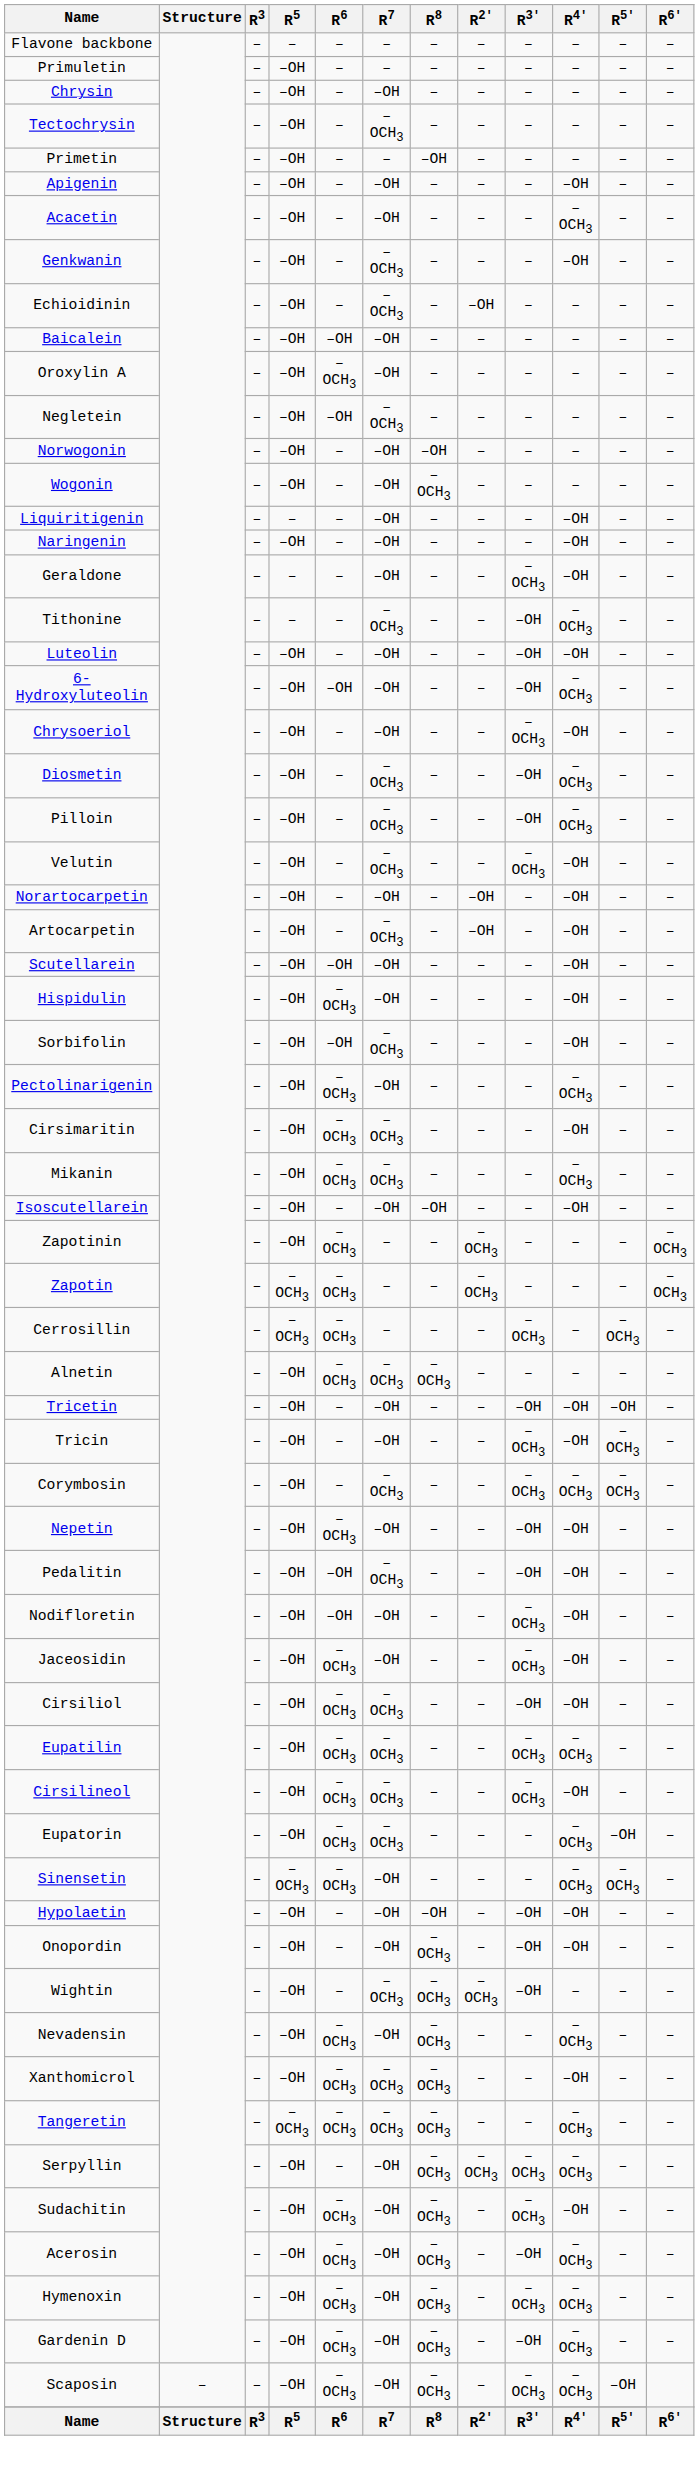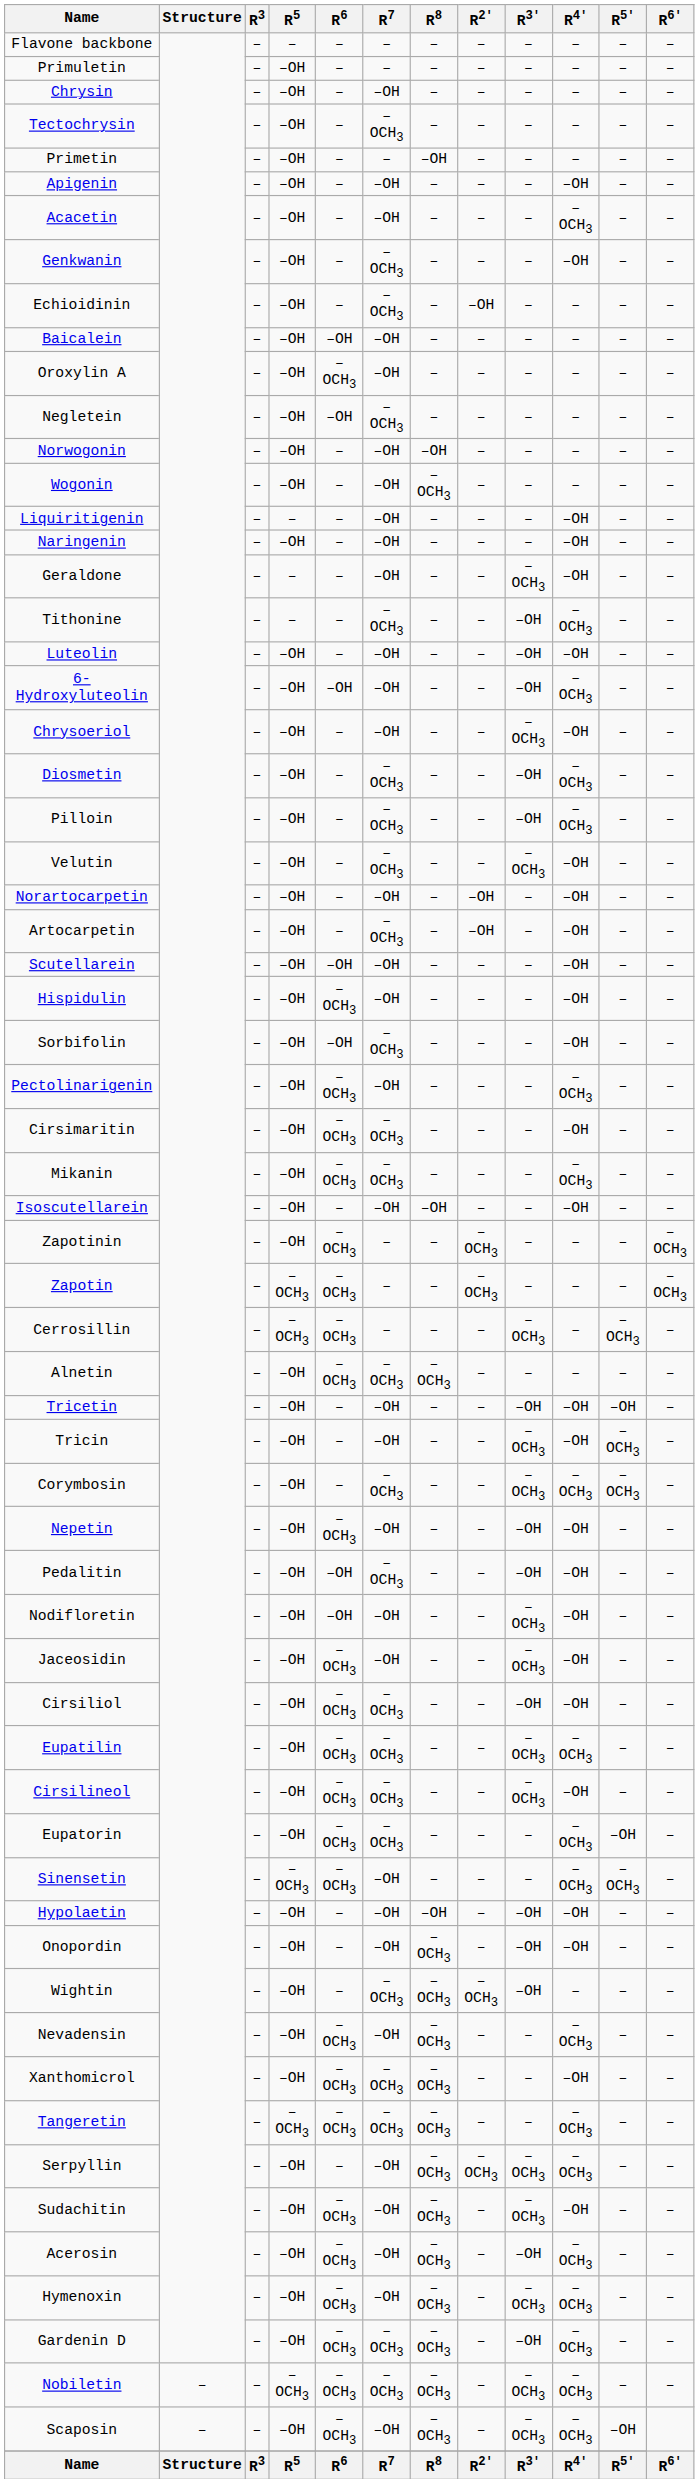(387, 2342) –OH -> (387, 2342) –OCH3
+ row: (82, 2385)
